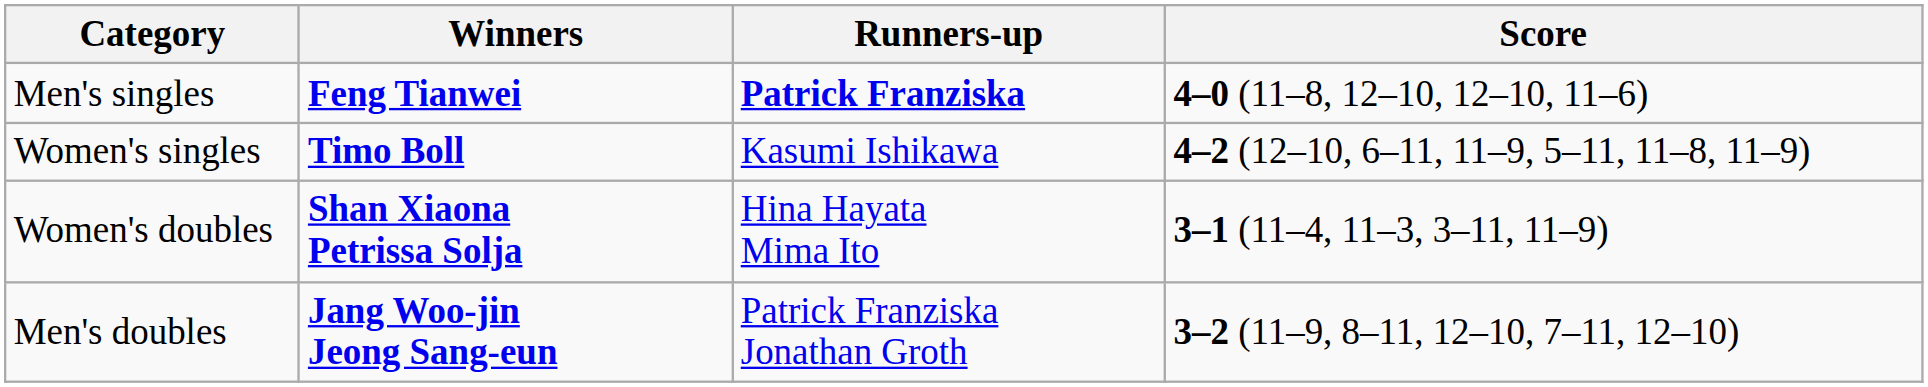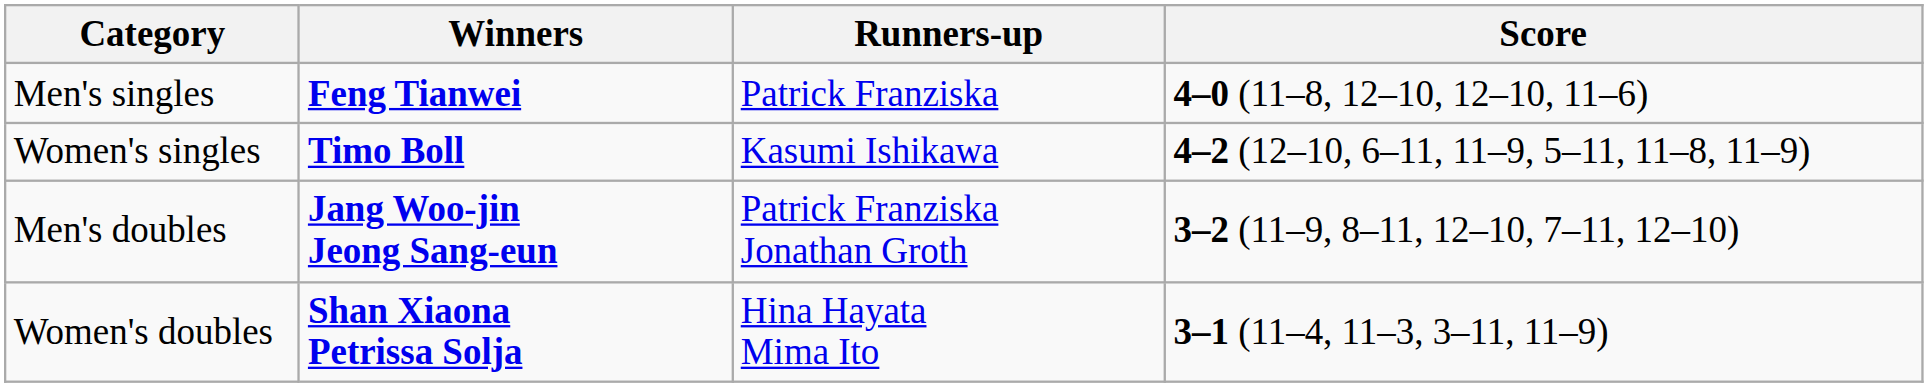(883, 92) bold -> (870, 92) normal
rows swapped: (120, 330) <-> (143, 230)
